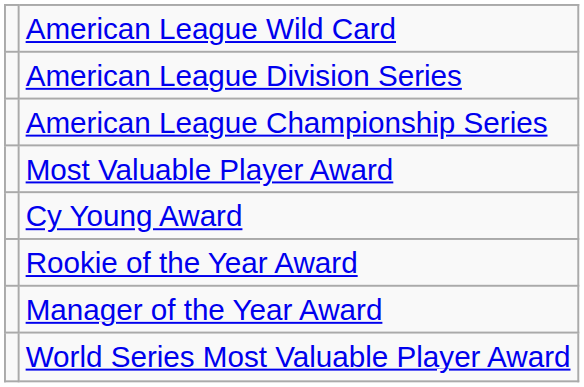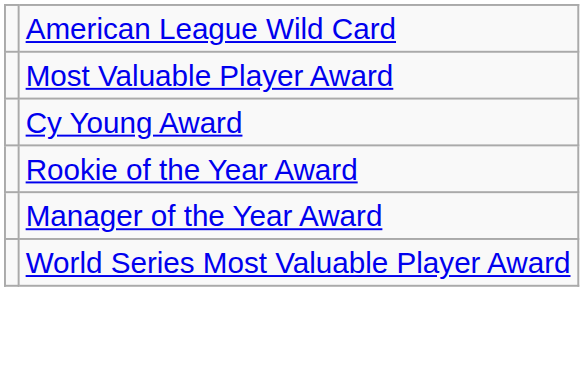- row: (244, 76)
- row: (287, 122)
